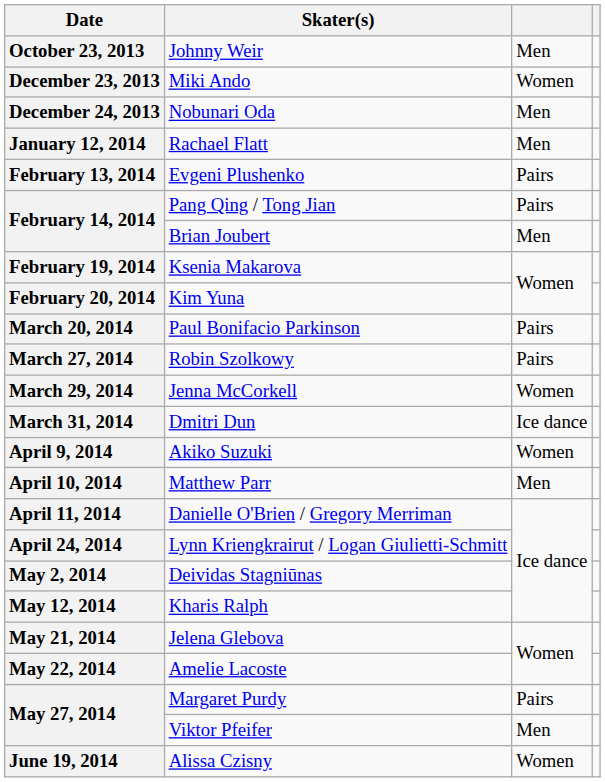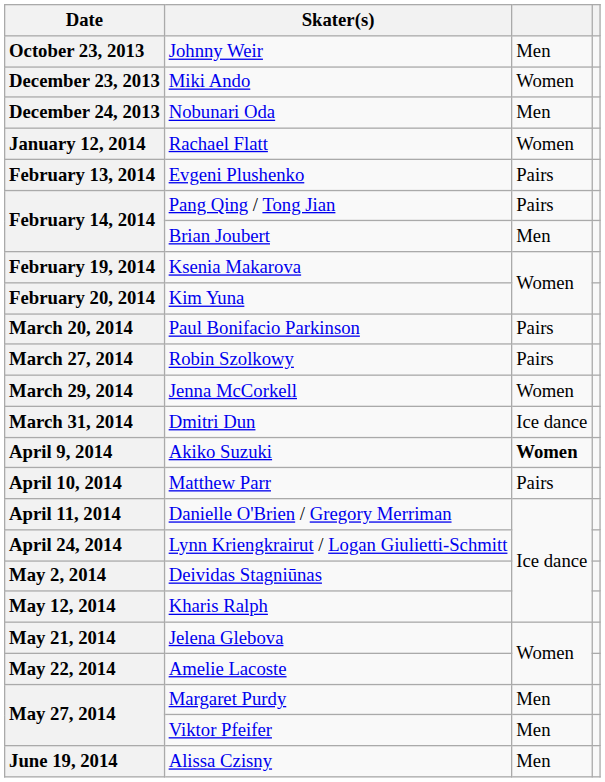(533, 143) Men -> (545, 143) Women
(545, 452) normal -> (547, 452) bold
(533, 483) Men -> (535, 483) Pairs
(535, 699) Pairs -> (533, 699) Men
(545, 761) Women -> (533, 761) Men
